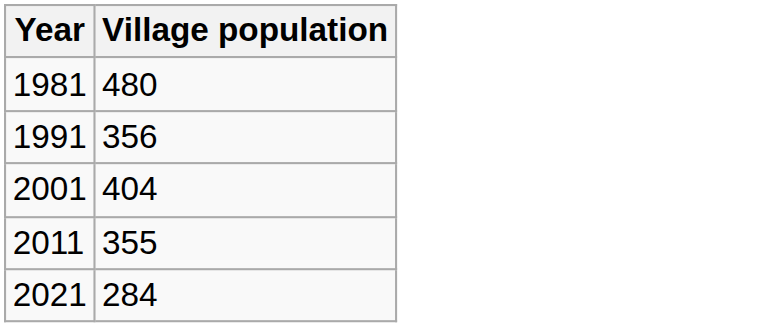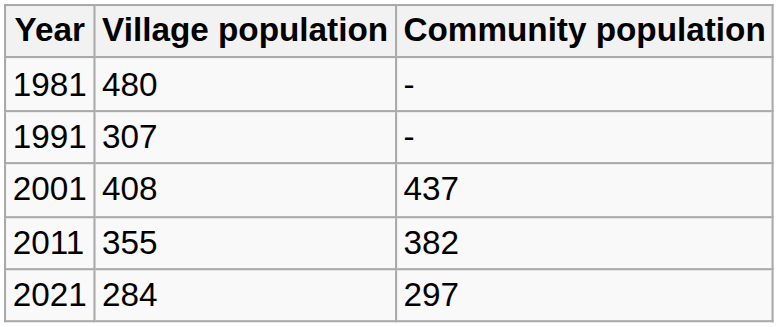+ column: (585, 30)
(130, 136) 356 -> (130, 136) 307
(130, 189) 404 -> (130, 189) 408
